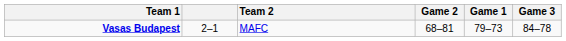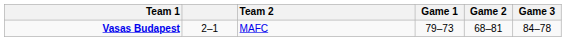columns swapped: (488, 12) <-> (440, 12)
